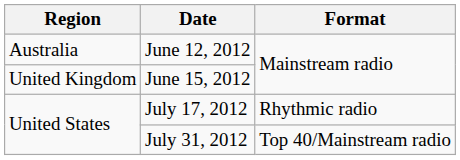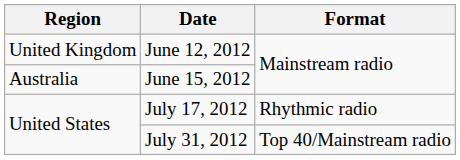(44, 49) Australia -> (73, 49) United Kingdom
(73, 79) United Kingdom -> (44, 79) Australia
